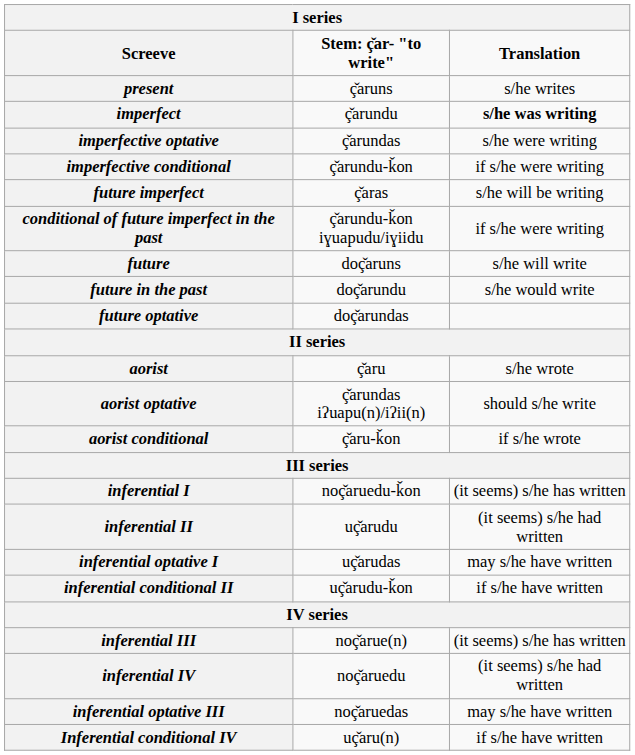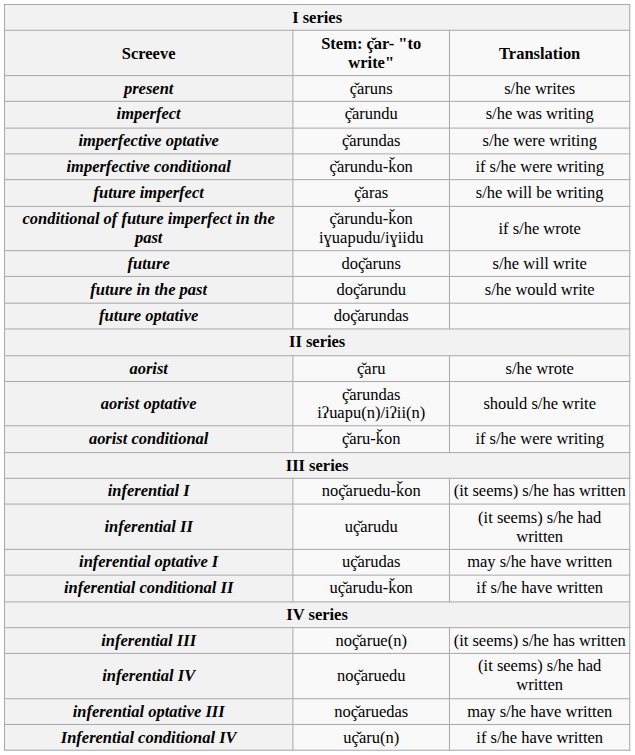(540, 114) bold -> (540, 114) normal
(540, 228) if s/he were writing -> (540, 228) if s/he wrote
(540, 439) if s/he wrote -> (540, 439) if s/he were writing
